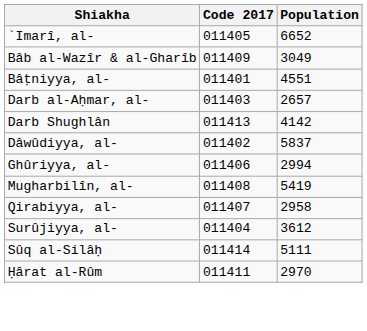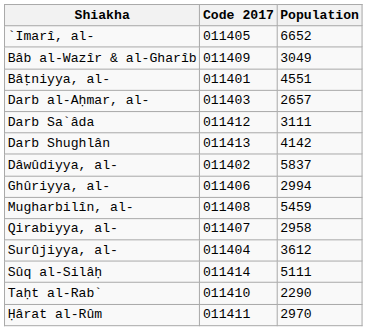+ row: (51, 122)
(296, 186) 5419 -> (296, 208) 5459
+ row: (55, 293)
